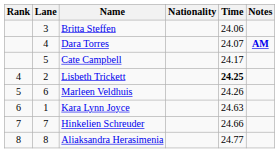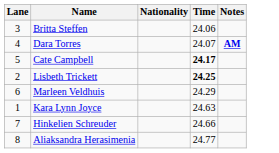- column: (18, 12)
(232, 60) normal -> (204, 60) bold
(232, 92) 24.26 -> (204, 92) 24.29
